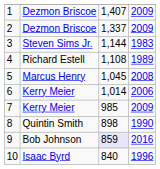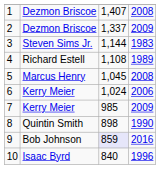(142, 12) 2009 -> (142, 12) 2008
(114, 92) 1,014 -> (114, 92) 1,024
